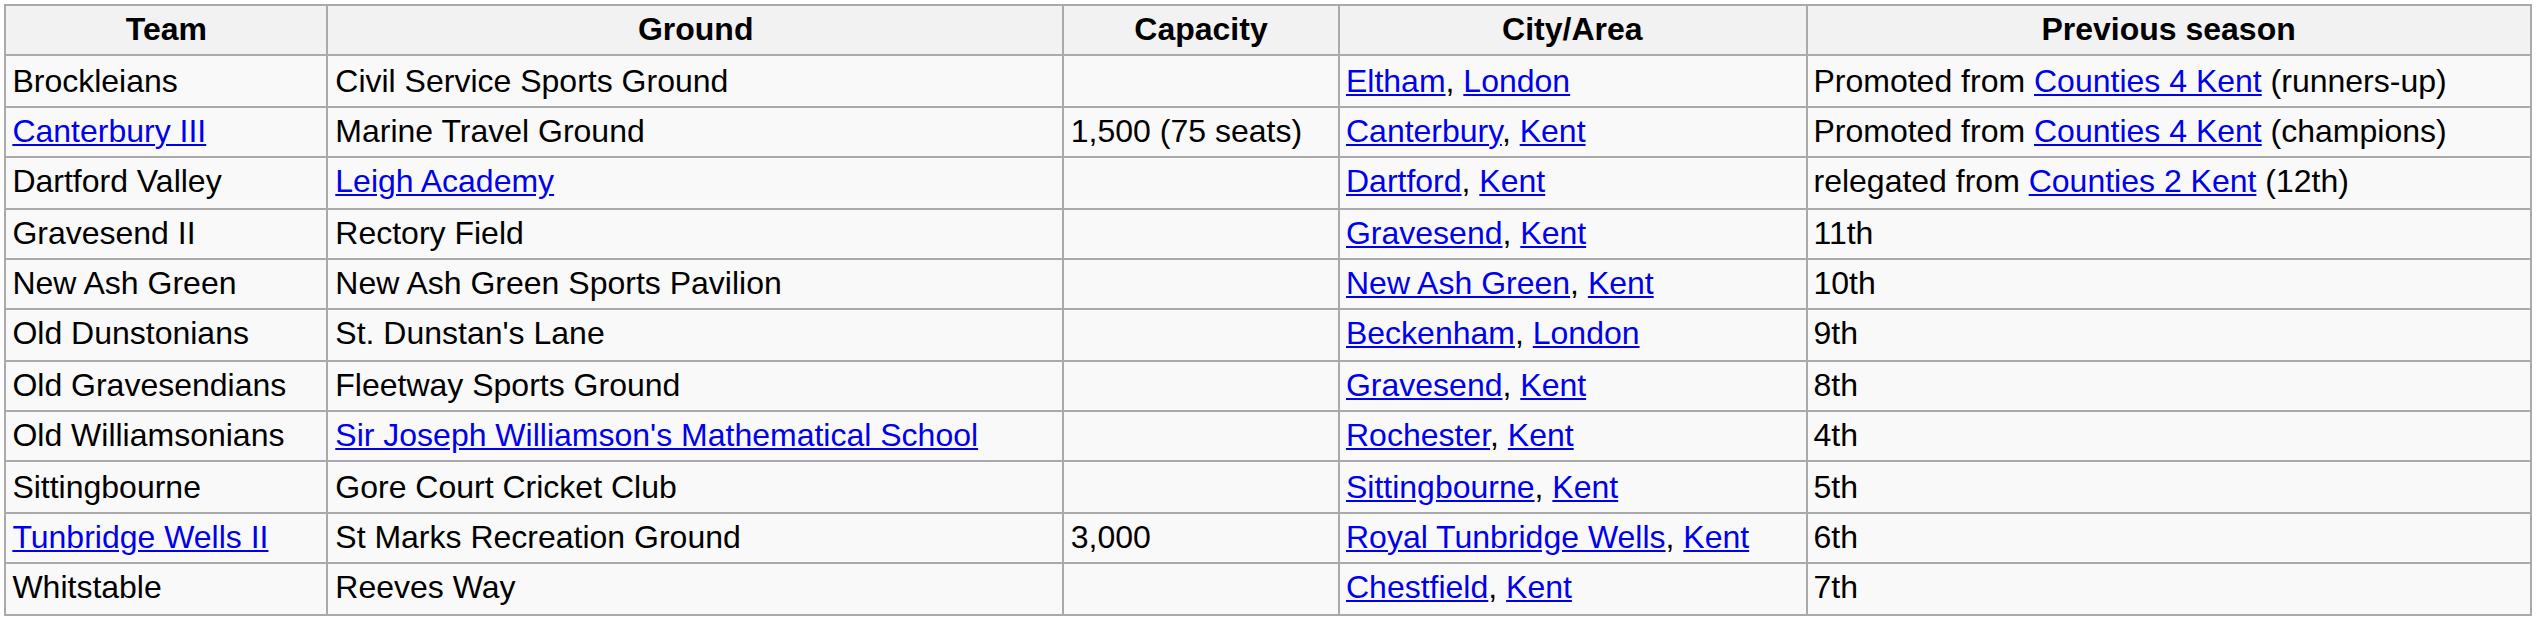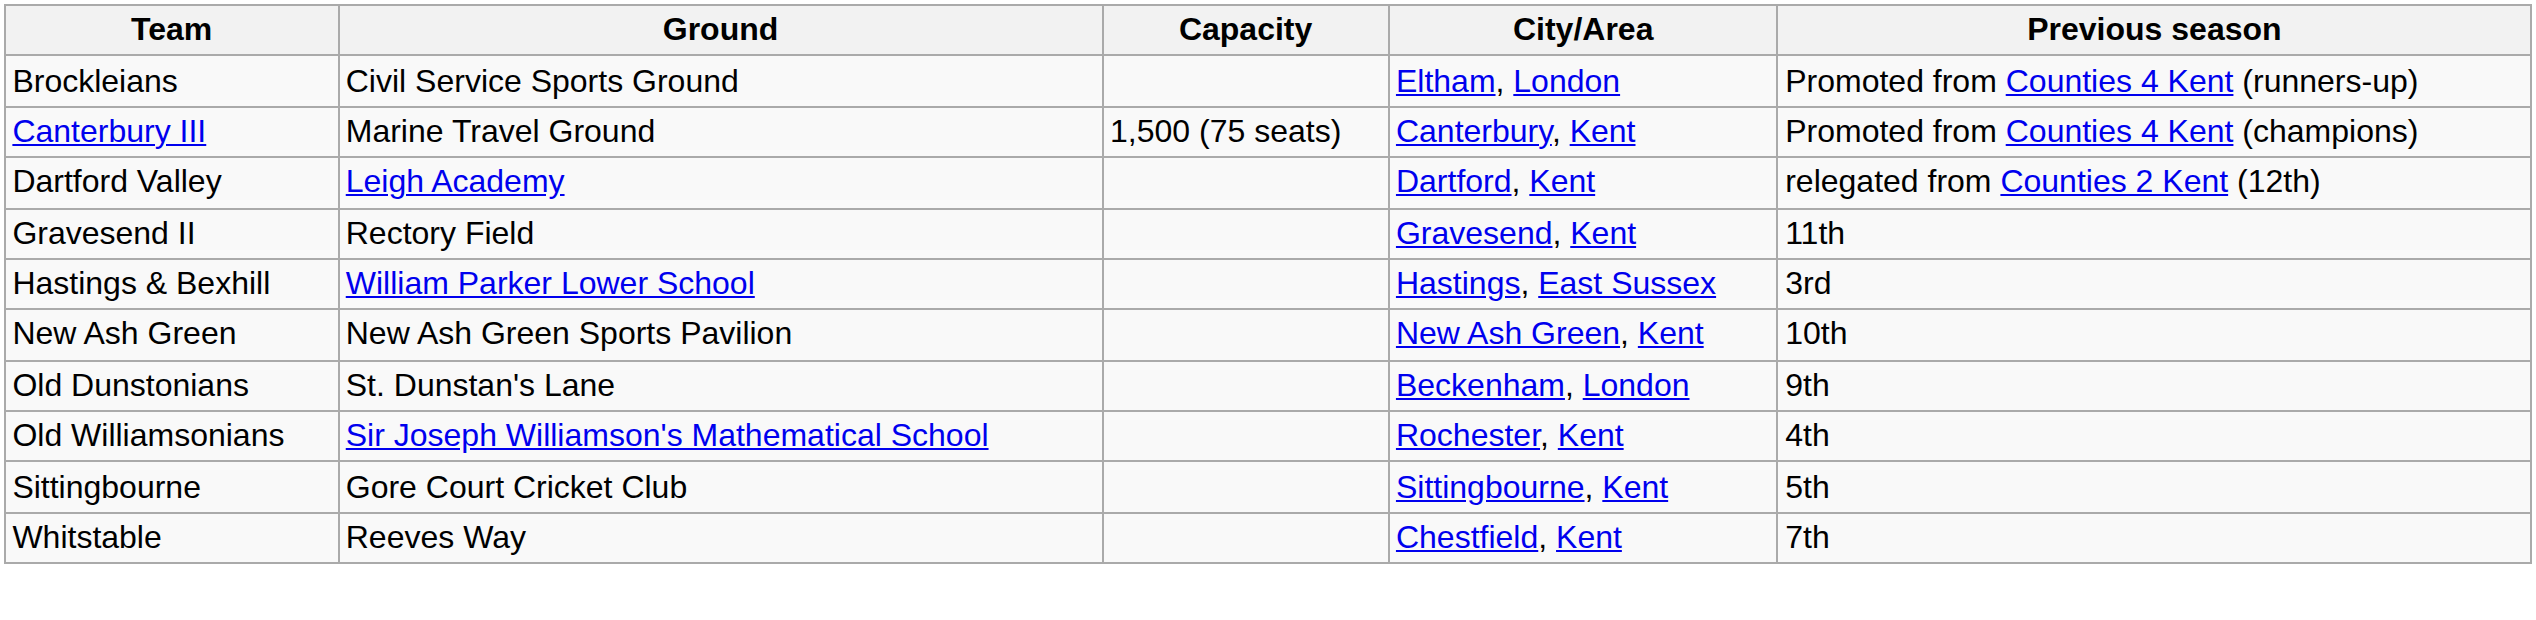+ row: (141, 283)
- row: (149, 385)
- row: (140, 537)
